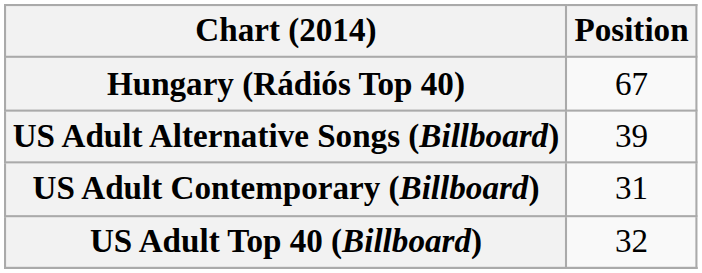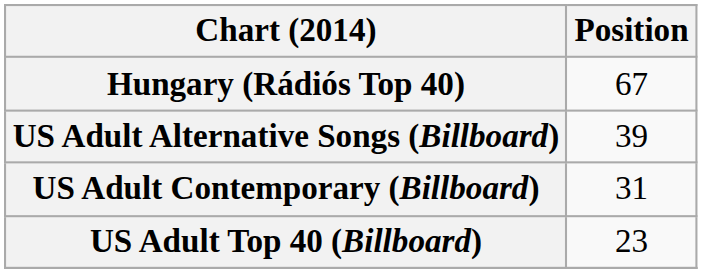(632, 240) 32 -> (632, 240) 23
